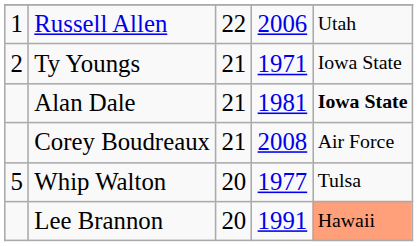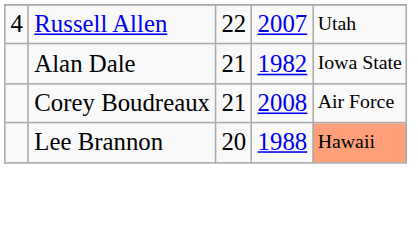(17, 24) 1 -> (17, 24) 4
(282, 24) 2006 -> (282, 24) 2007
- row: (87, 63)
(282, 102) 1981 -> (282, 63) 1982
(363, 102) bold -> (360, 63) normal
- row: (100, 181)
(282, 220) 1991 -> (282, 142) 1988
